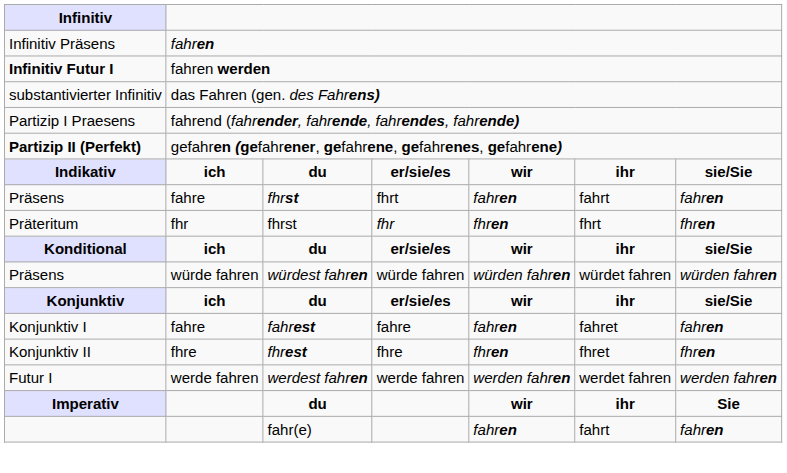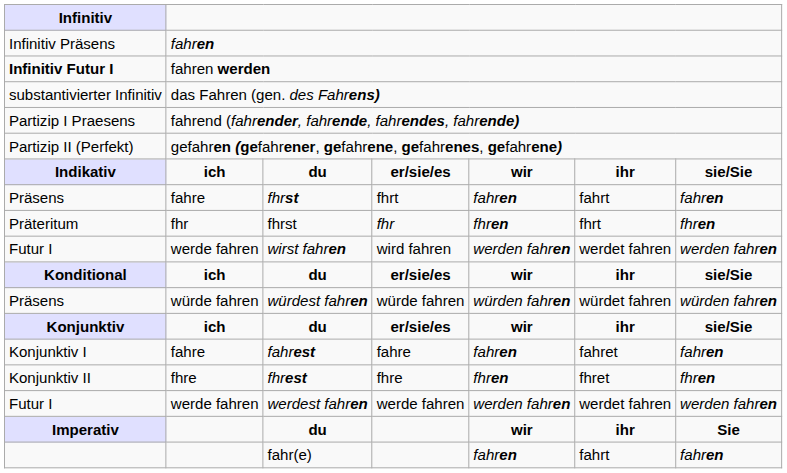(75, 146) bold -> (71, 146) normal
+ row: (307, 249)
